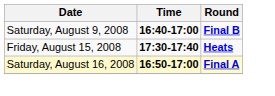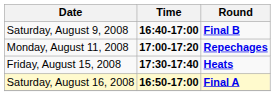+ row: (68, 47)
